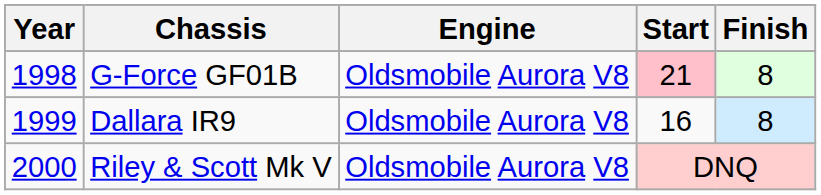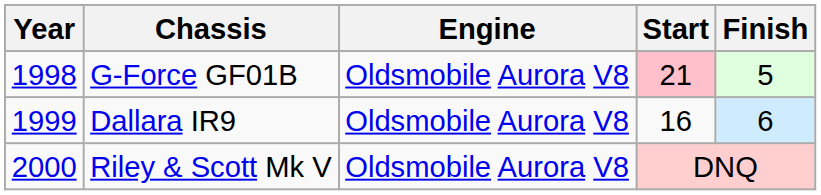(765, 74) 8 -> (765, 74) 5
(765, 121) 8 -> (765, 121) 6
